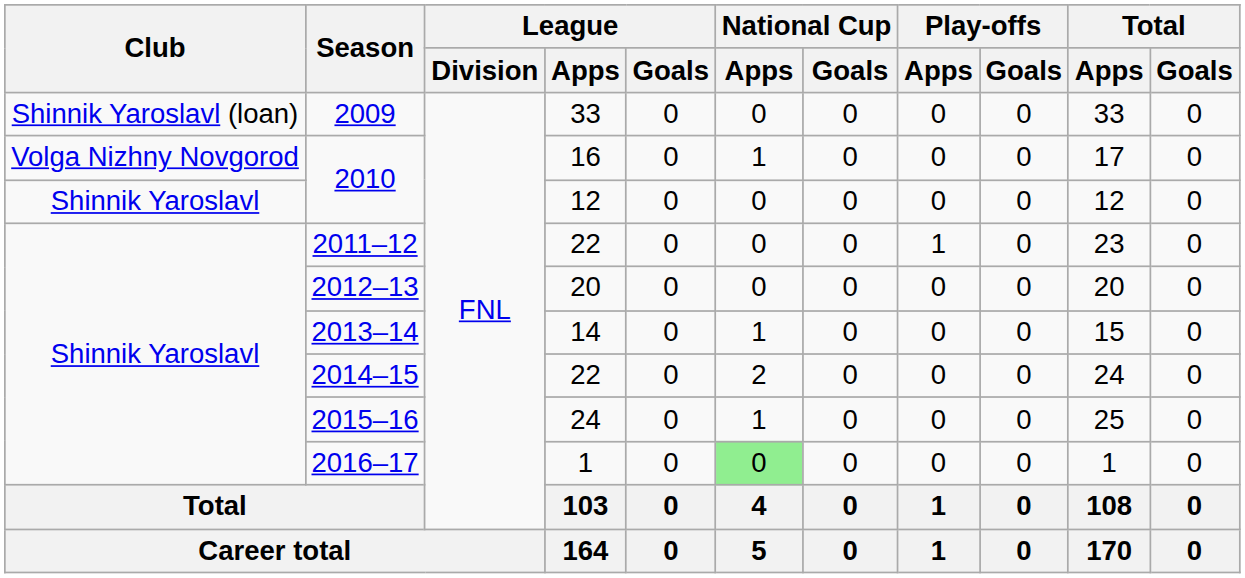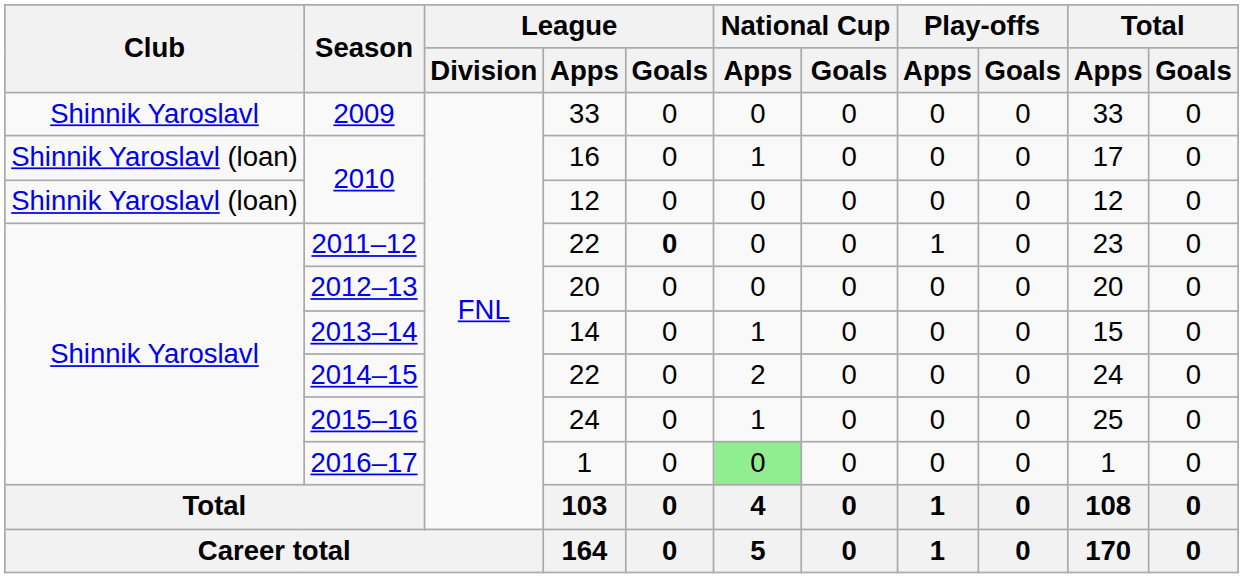(155, 113) Shinnik Yaroslavl (loan) -> (154, 113) Shinnik Yaroslavl
(155, 157) Volga Nizhny Novgorod -> (154, 157) Shinnik Yaroslavl (loan)
(155, 200) Shinnik Yaroslavl -> (154, 200) Shinnik Yaroslavl (loan)
(671, 244) normal -> (670, 244) bold
